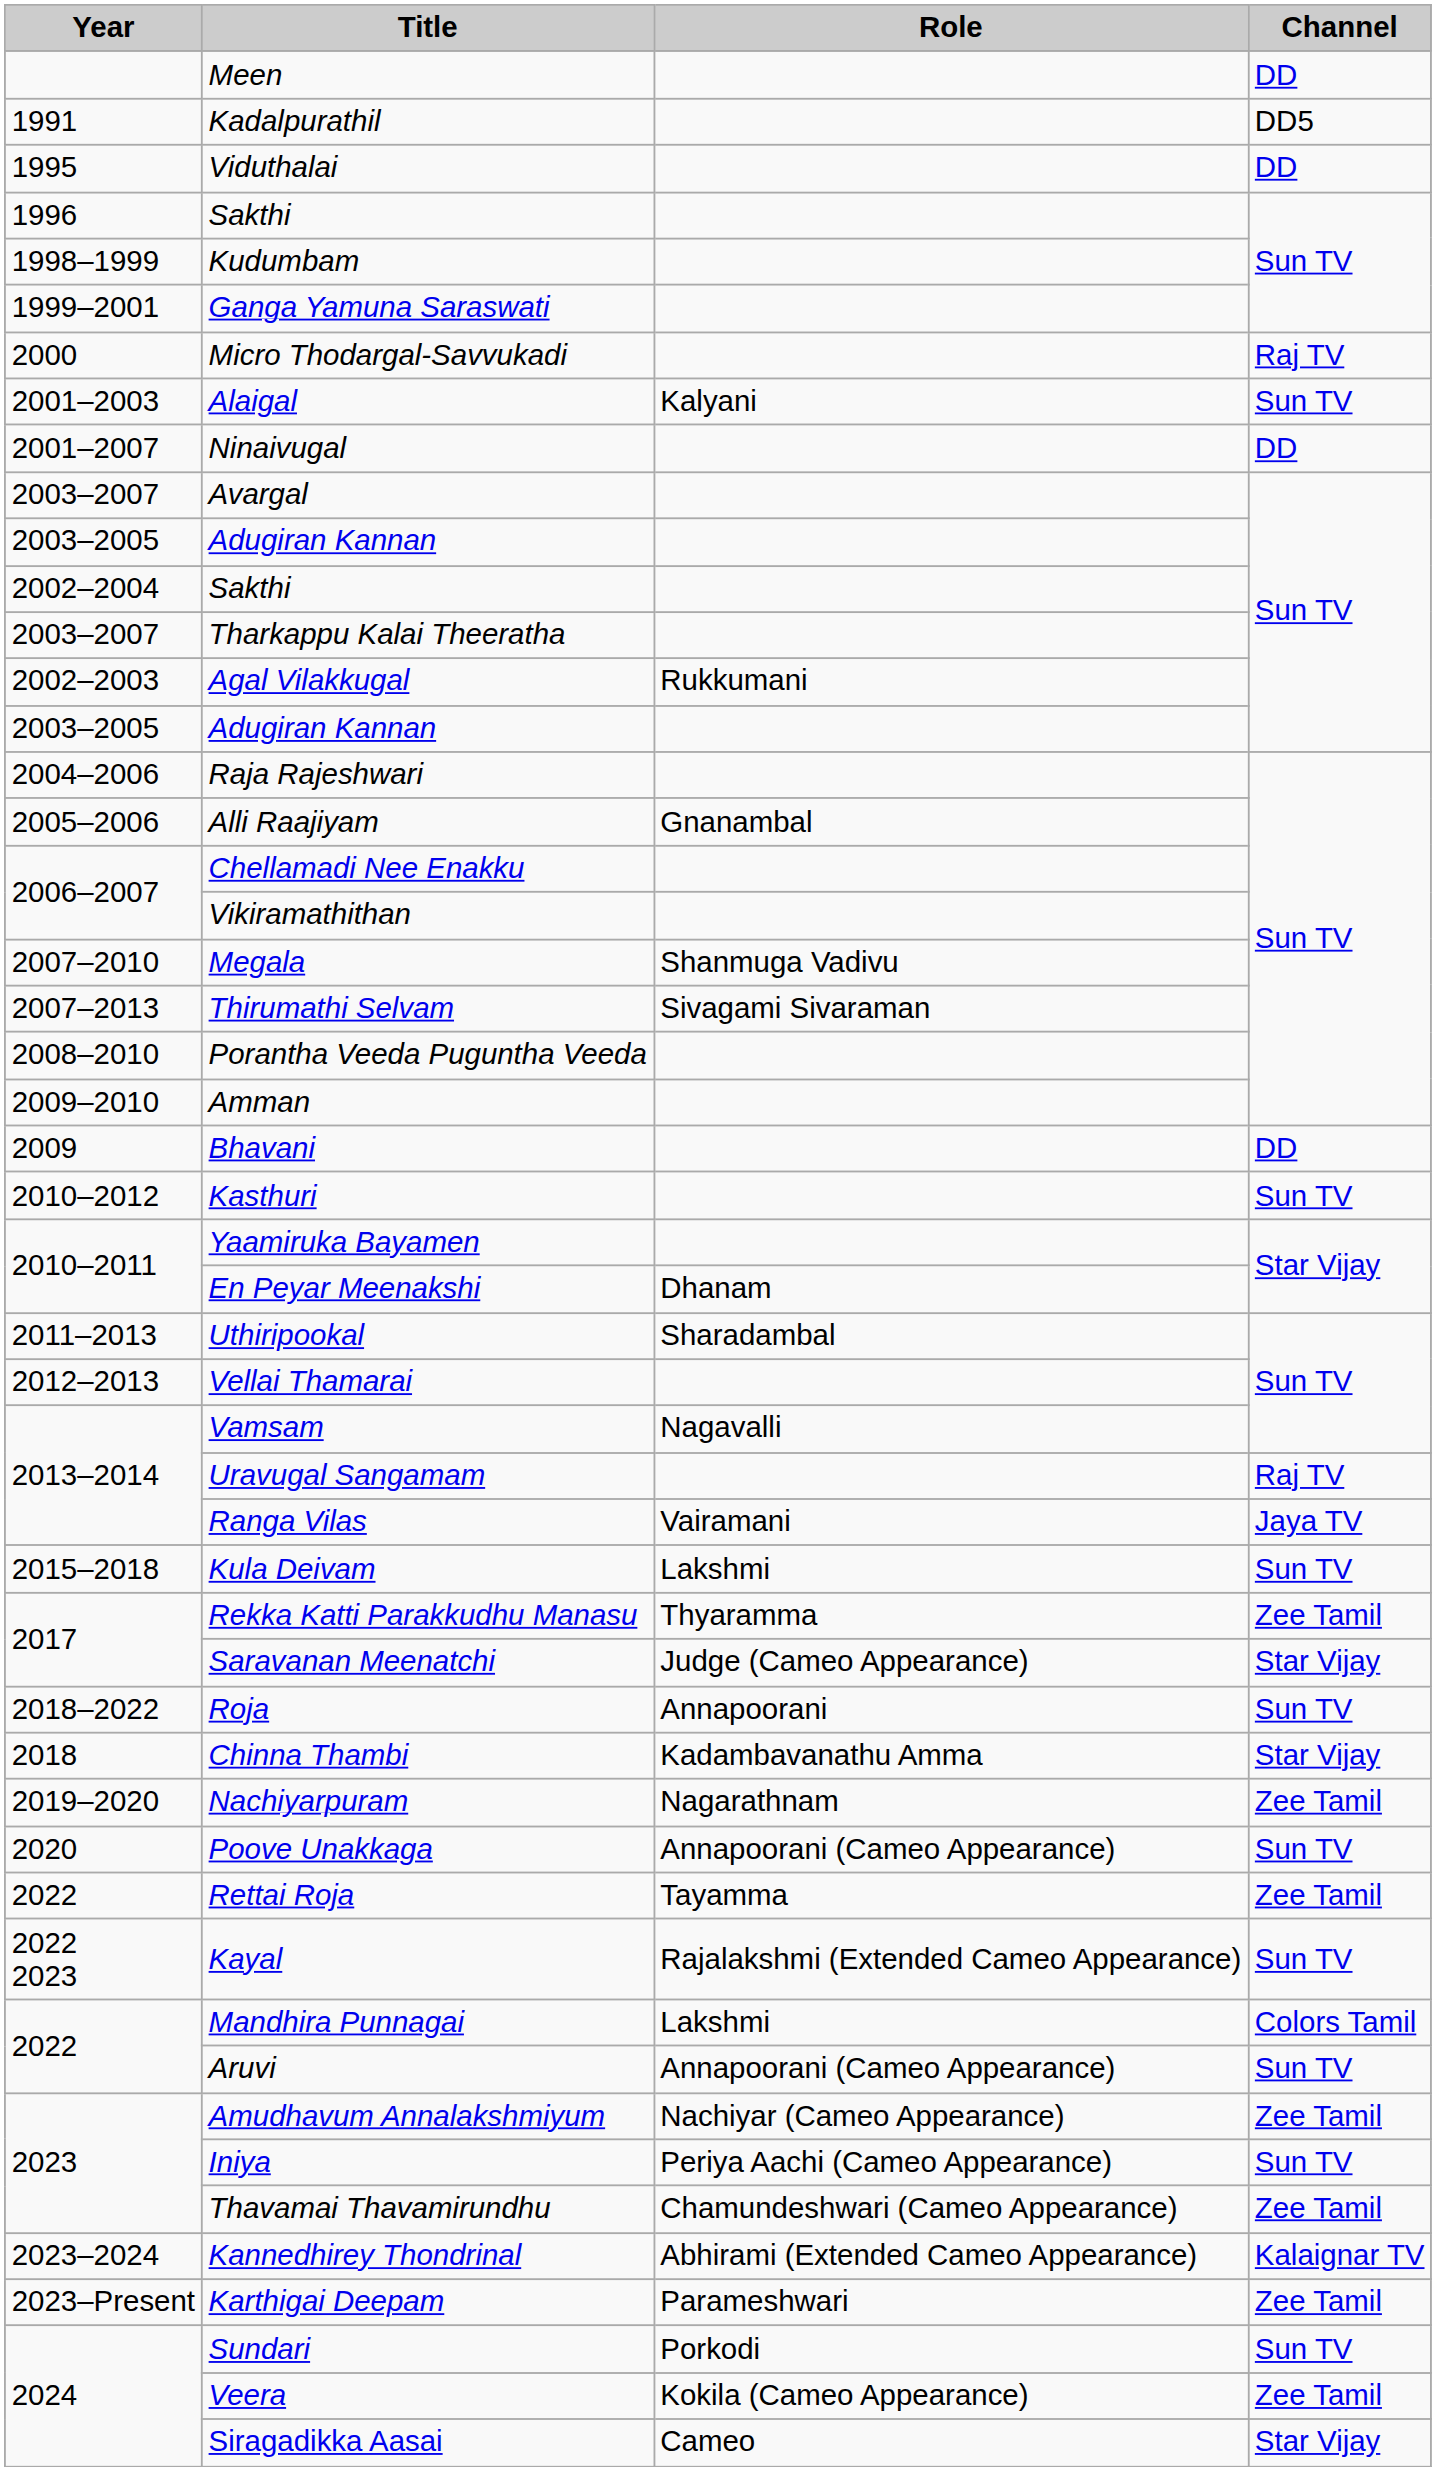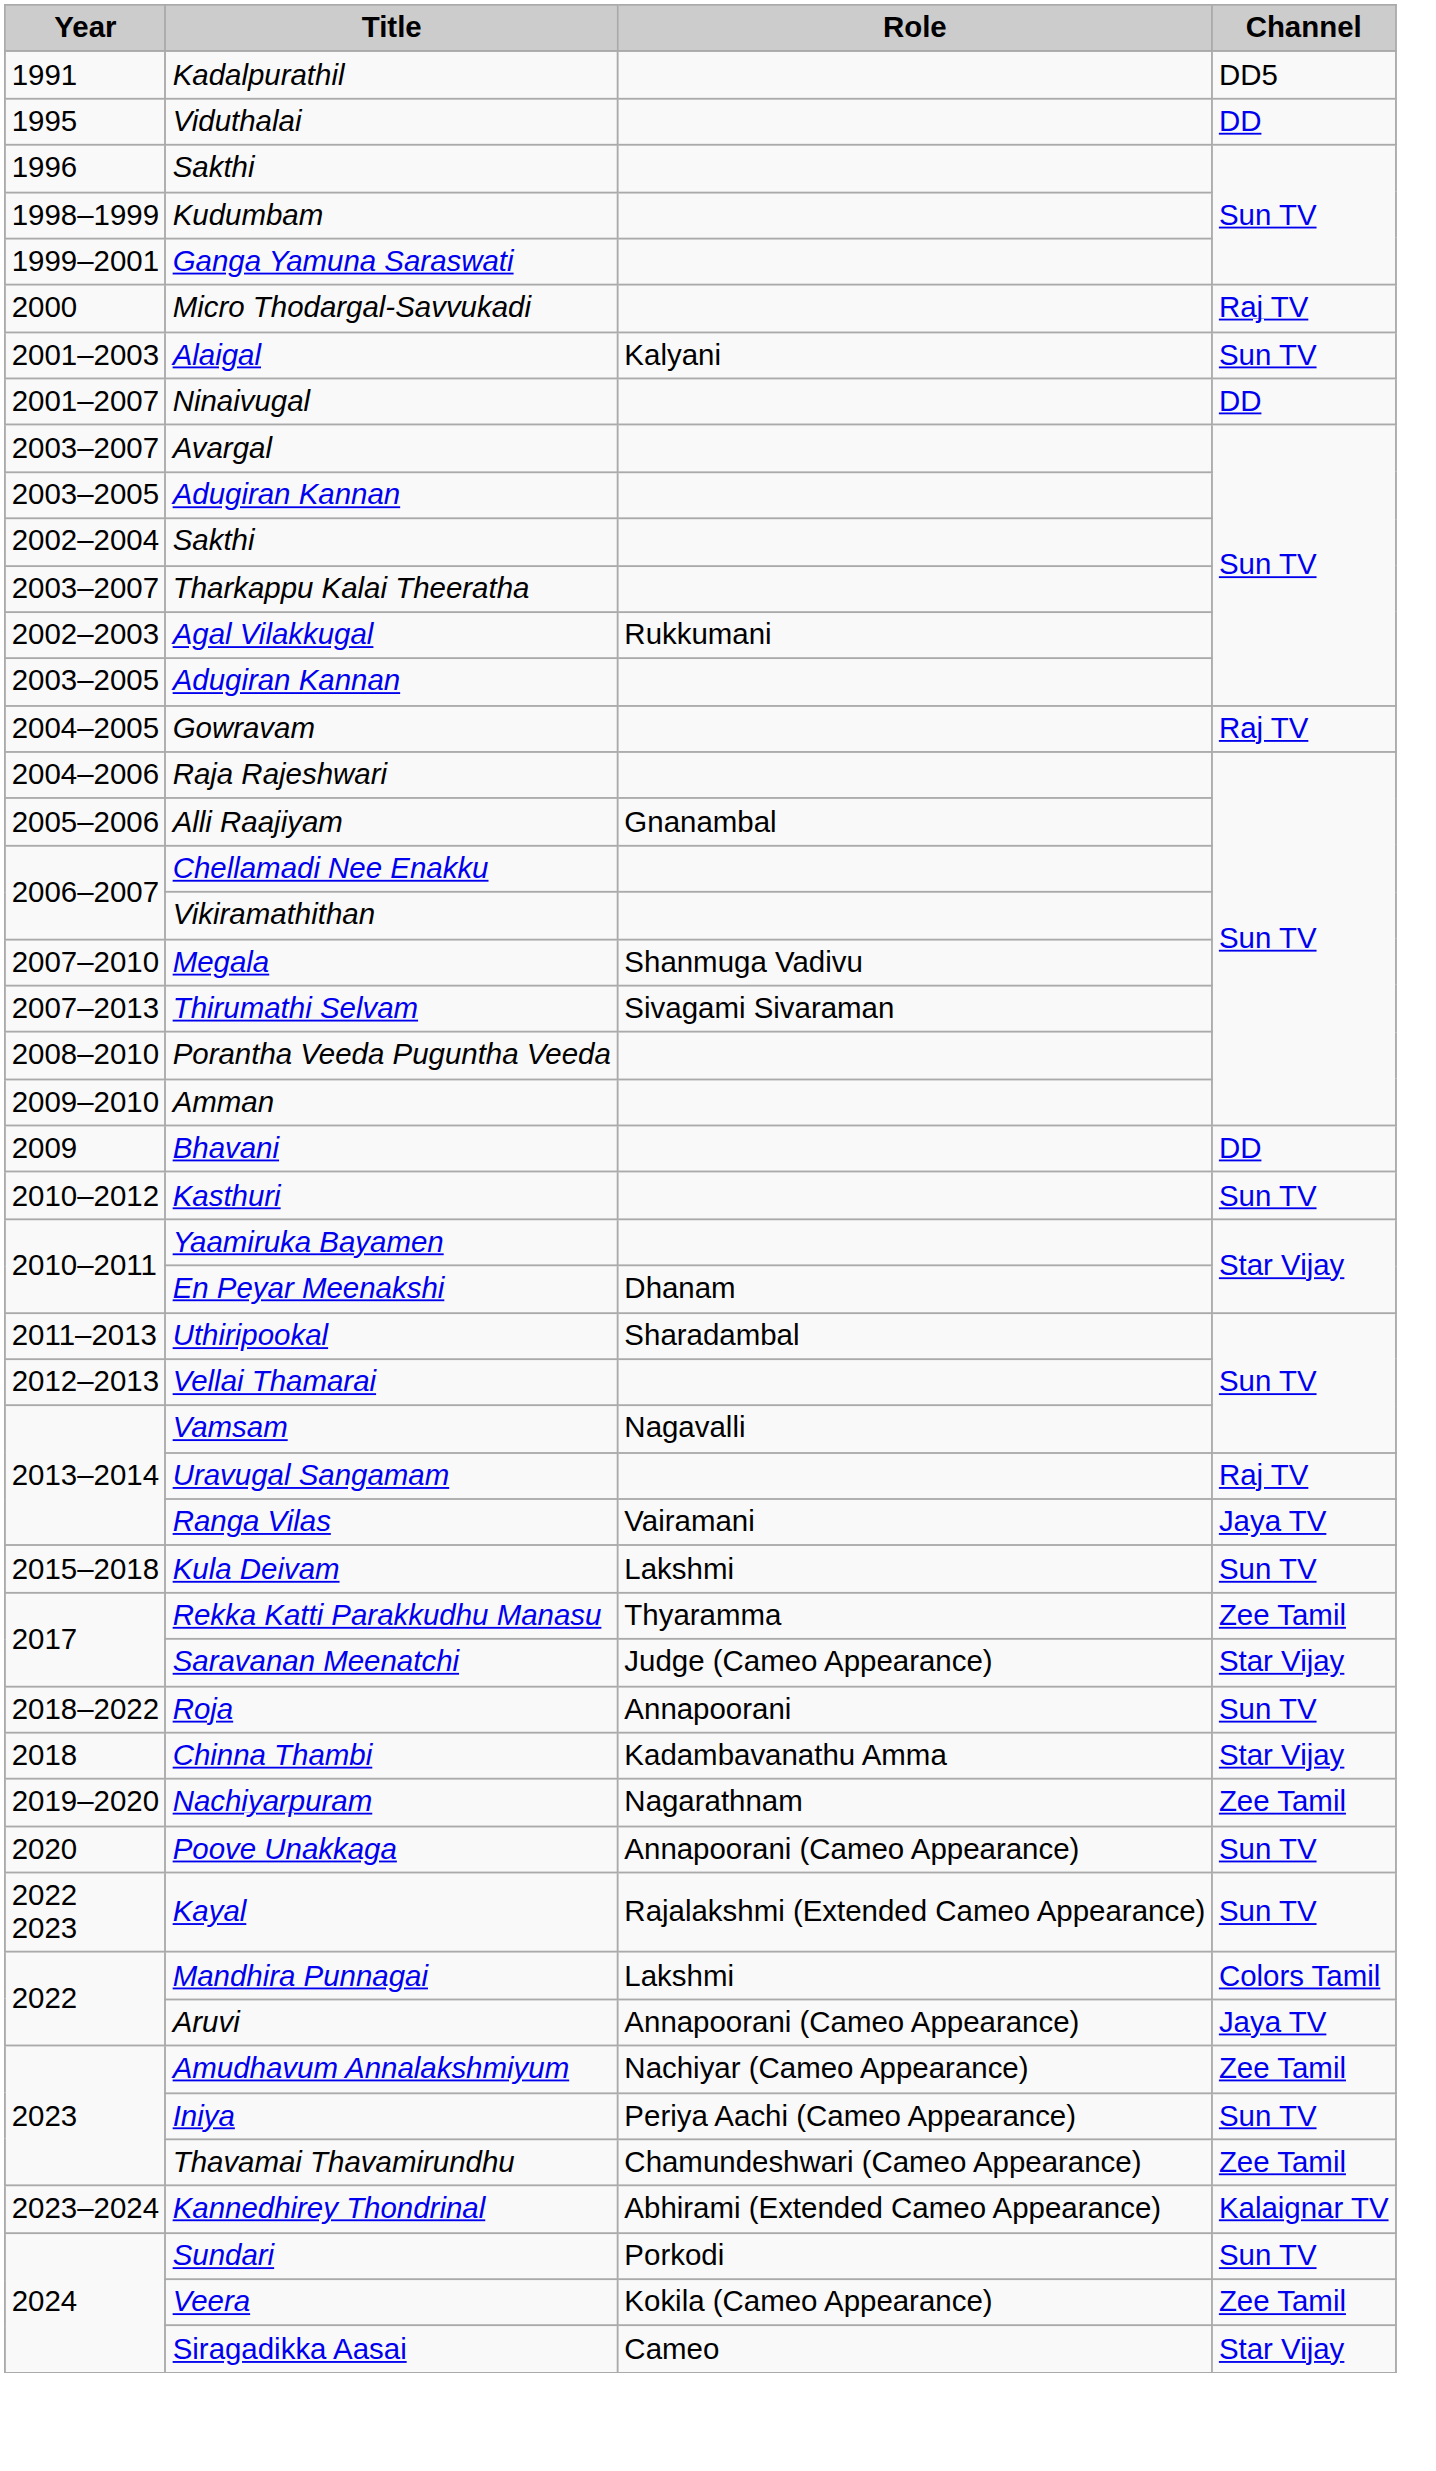- row: (103, 75)
+ row: (85, 728)
- row: (44, 1895)
(1304, 2068) Sun TV -> (1273, 2021) Jaya TV
- row: (103, 2302)
